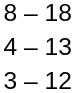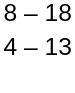- row: (38, 81)
